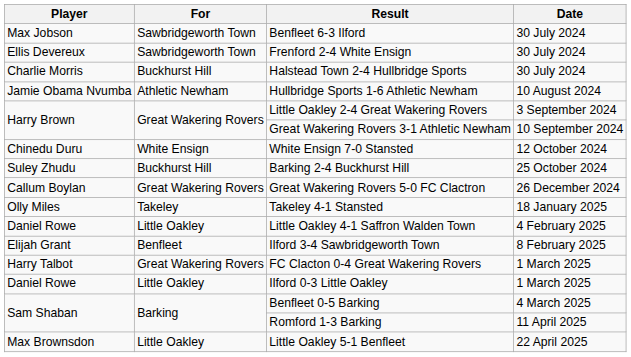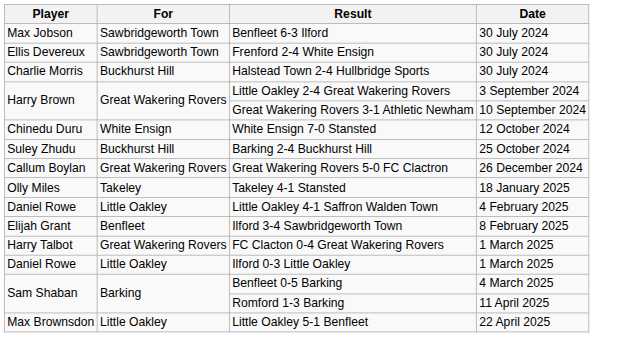- row: (373, 91)
